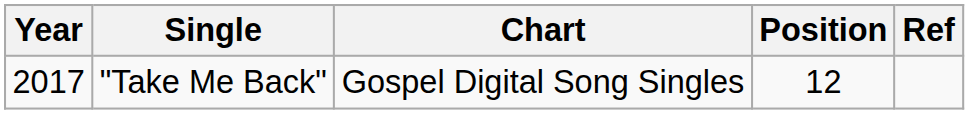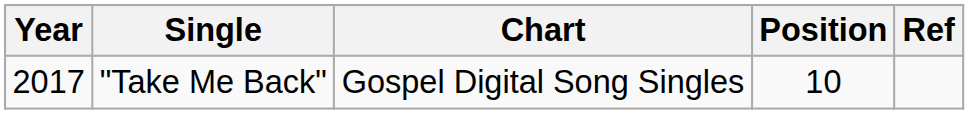(823, 81) 12 -> (823, 81) 10
